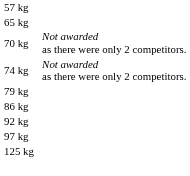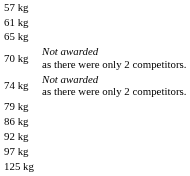+ row: (16, 22)
